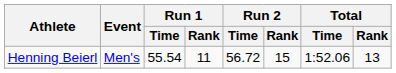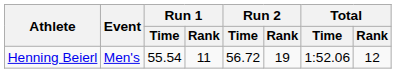(282, 58) 15 -> (282, 58) 19
(372, 58) 13 -> (372, 58) 12
